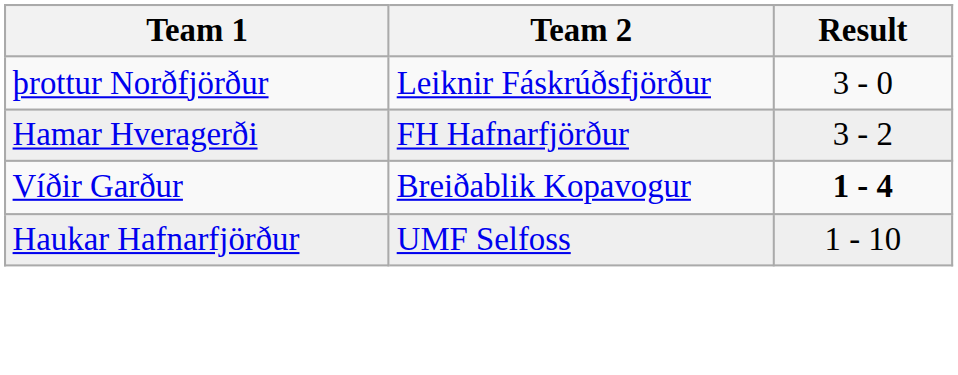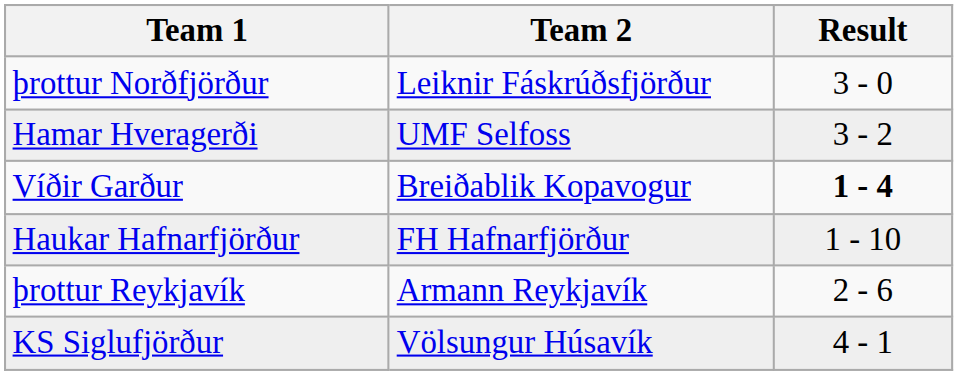(513, 134) FH Hafnarfjörður -> (484, 134) UMF Selfoss
(484, 238) UMF Selfoss -> (513, 238) FH Hafnarfjörður
+ row: (129, 290)
+ row: (118, 342)
